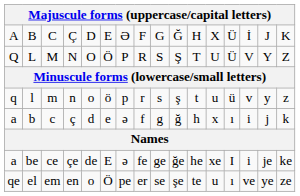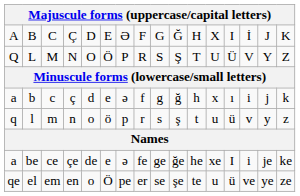(232, 35) Ü -> (232, 35) I
rows swapped: (32, 118) <-> (32, 98)
(108, 160) E -> (108, 160) e
(232, 181) ı -> (232, 181) ü
